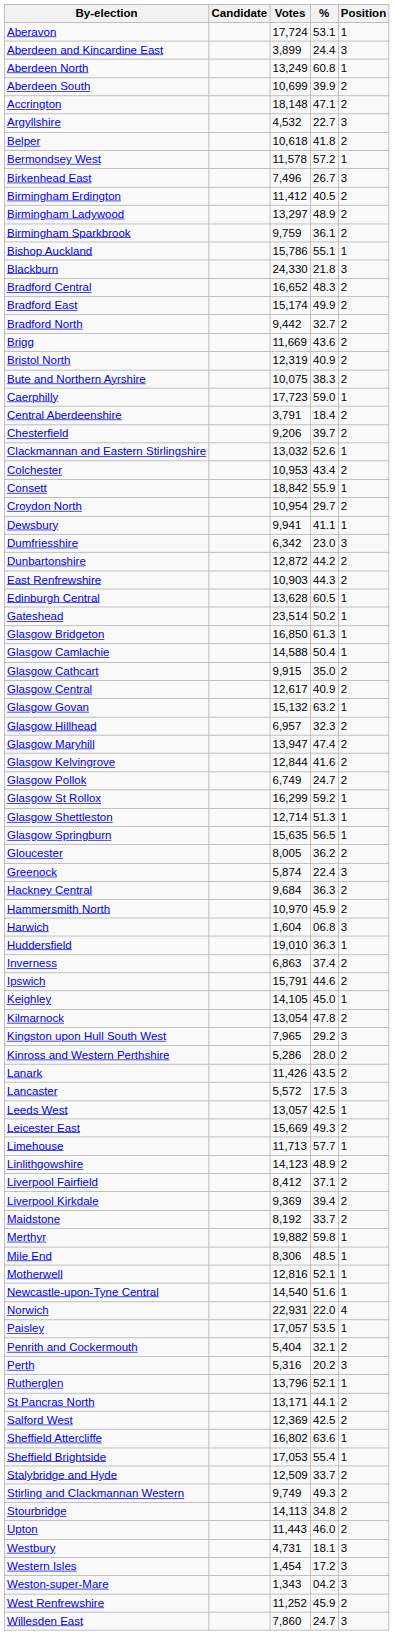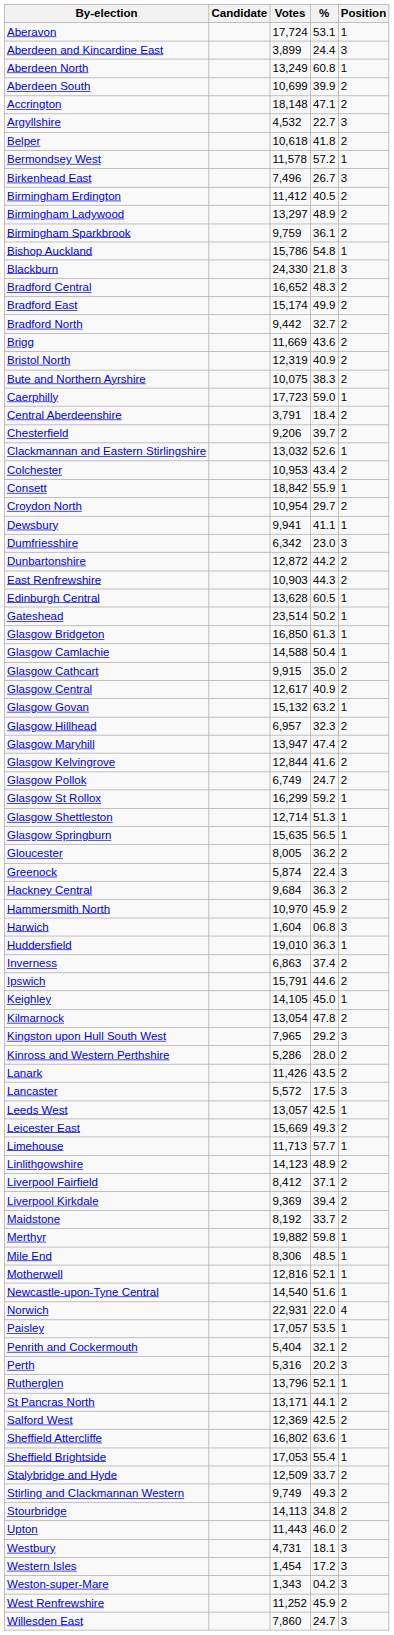(324, 251) 55.1 -> (324, 251) 54.8
